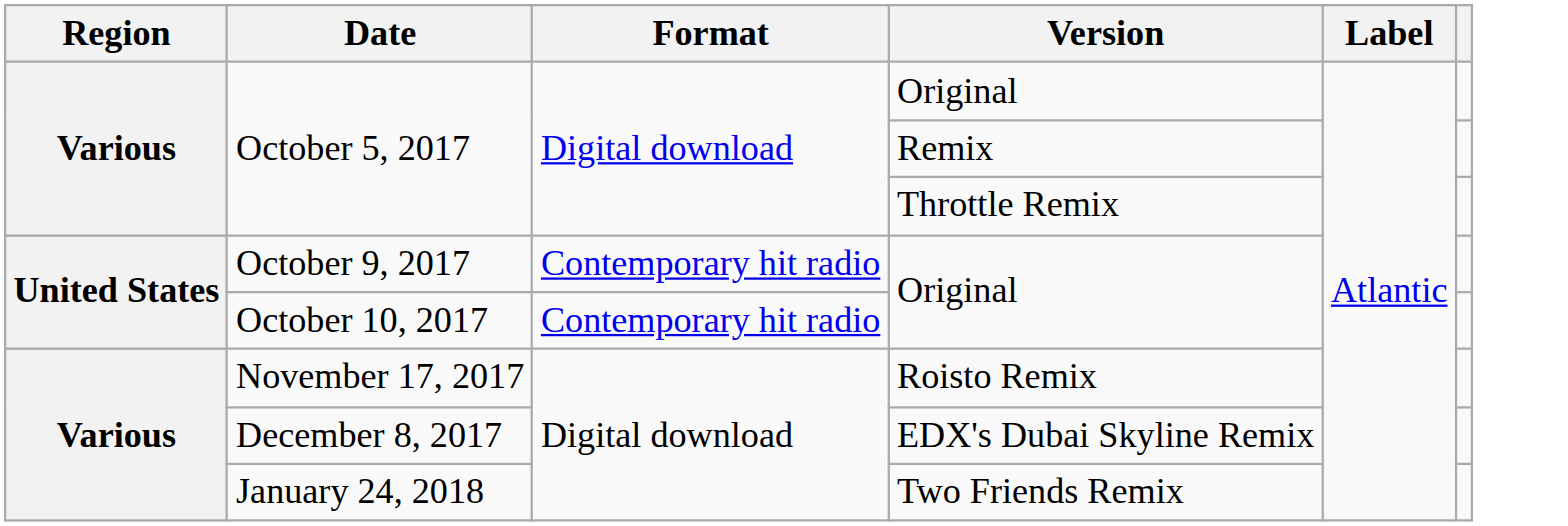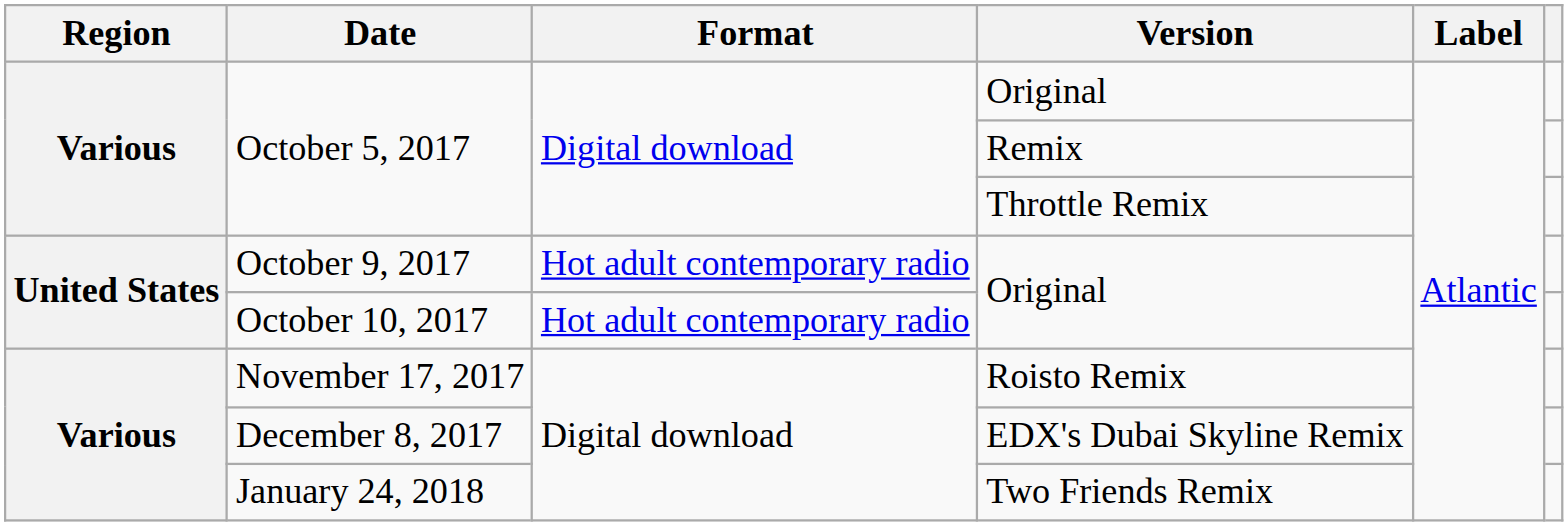(711, 262) Contemporary hit radio -> (755, 262) Hot adult contemporary radio
(711, 319) Contemporary hit radio -> (755, 319) Hot adult contemporary radio
